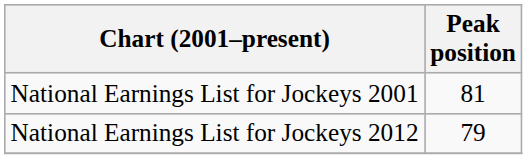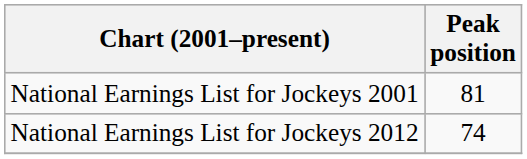(473, 133) 79 -> (473, 133) 74
